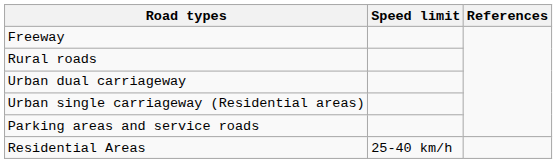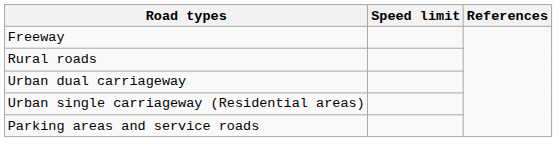- row: (77, 148)
